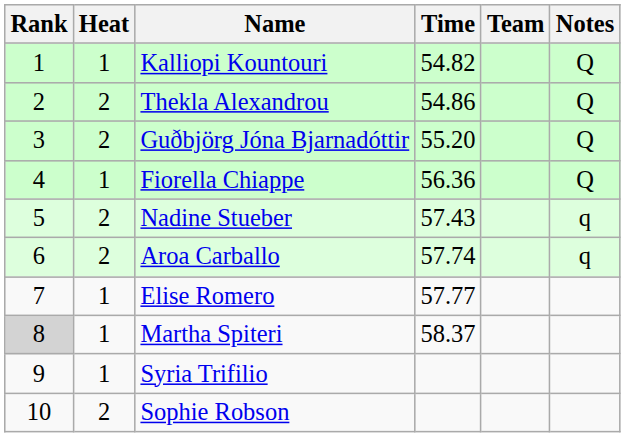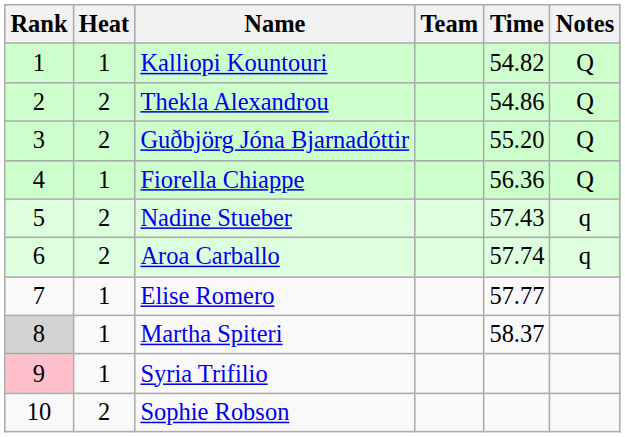columns swapped: (516, 23) <-> (448, 23)
(39, 373) no background -> (39, 373) pink background
